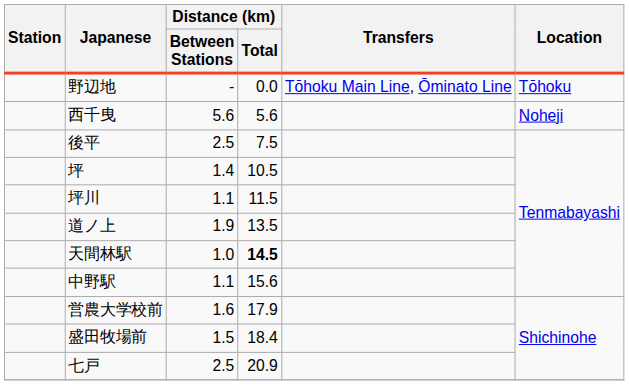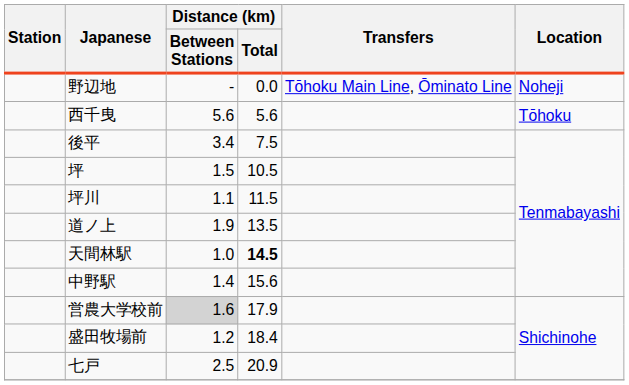(545, 87) Tōhoku -> (541, 87) Noheji
(541, 115) Noheji -> (545, 115) Tōhoku
(223, 143) 2.5 -> (223, 143) 3.4
(223, 171) 1.4 -> (223, 171) 1.5
(223, 282) 1.1 -> (223, 282) 1.4
(223, 310) no background -> (223, 310) lightgrey background
(223, 338) 1.5 -> (223, 338) 1.2
